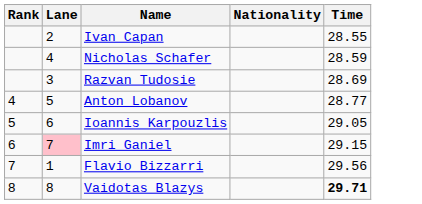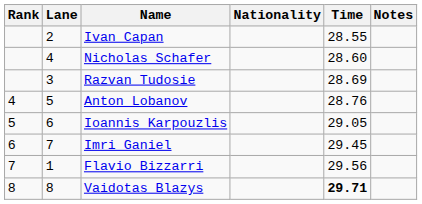+ column: (393, 15)
(347, 59) 28.59 -> (347, 59) 28.60
(347, 102) 28.77 -> (347, 102) 28.76
(50, 145) pink background -> (50, 145) no background
(347, 145) 29.15 -> (347, 145) 29.45
